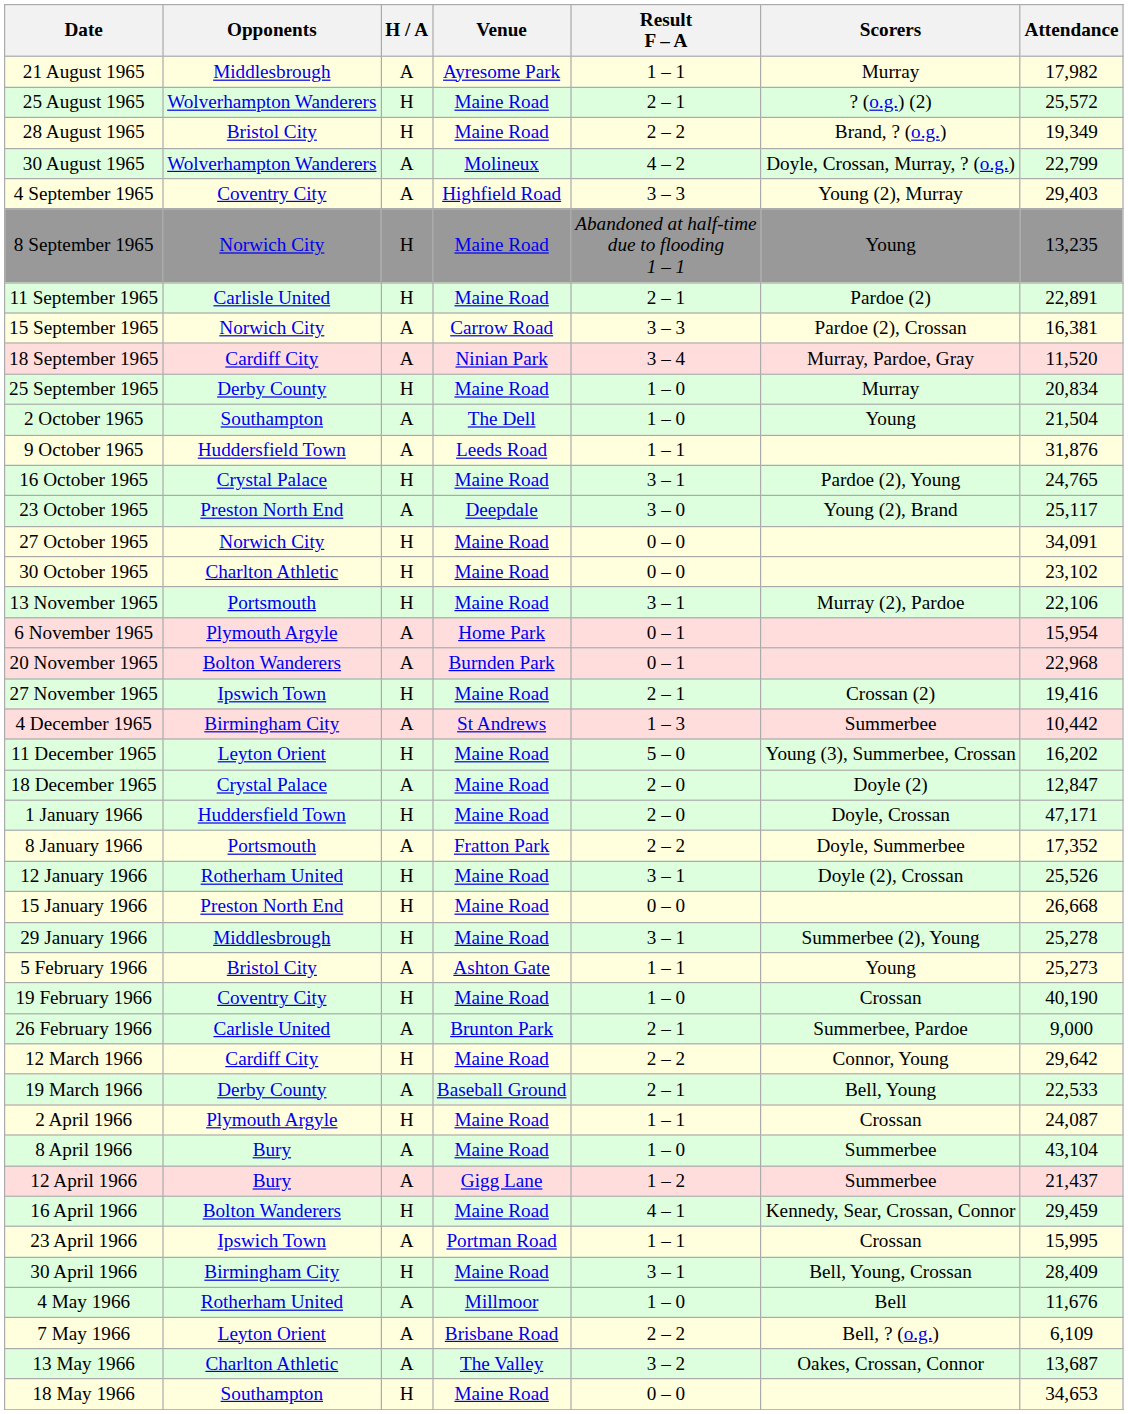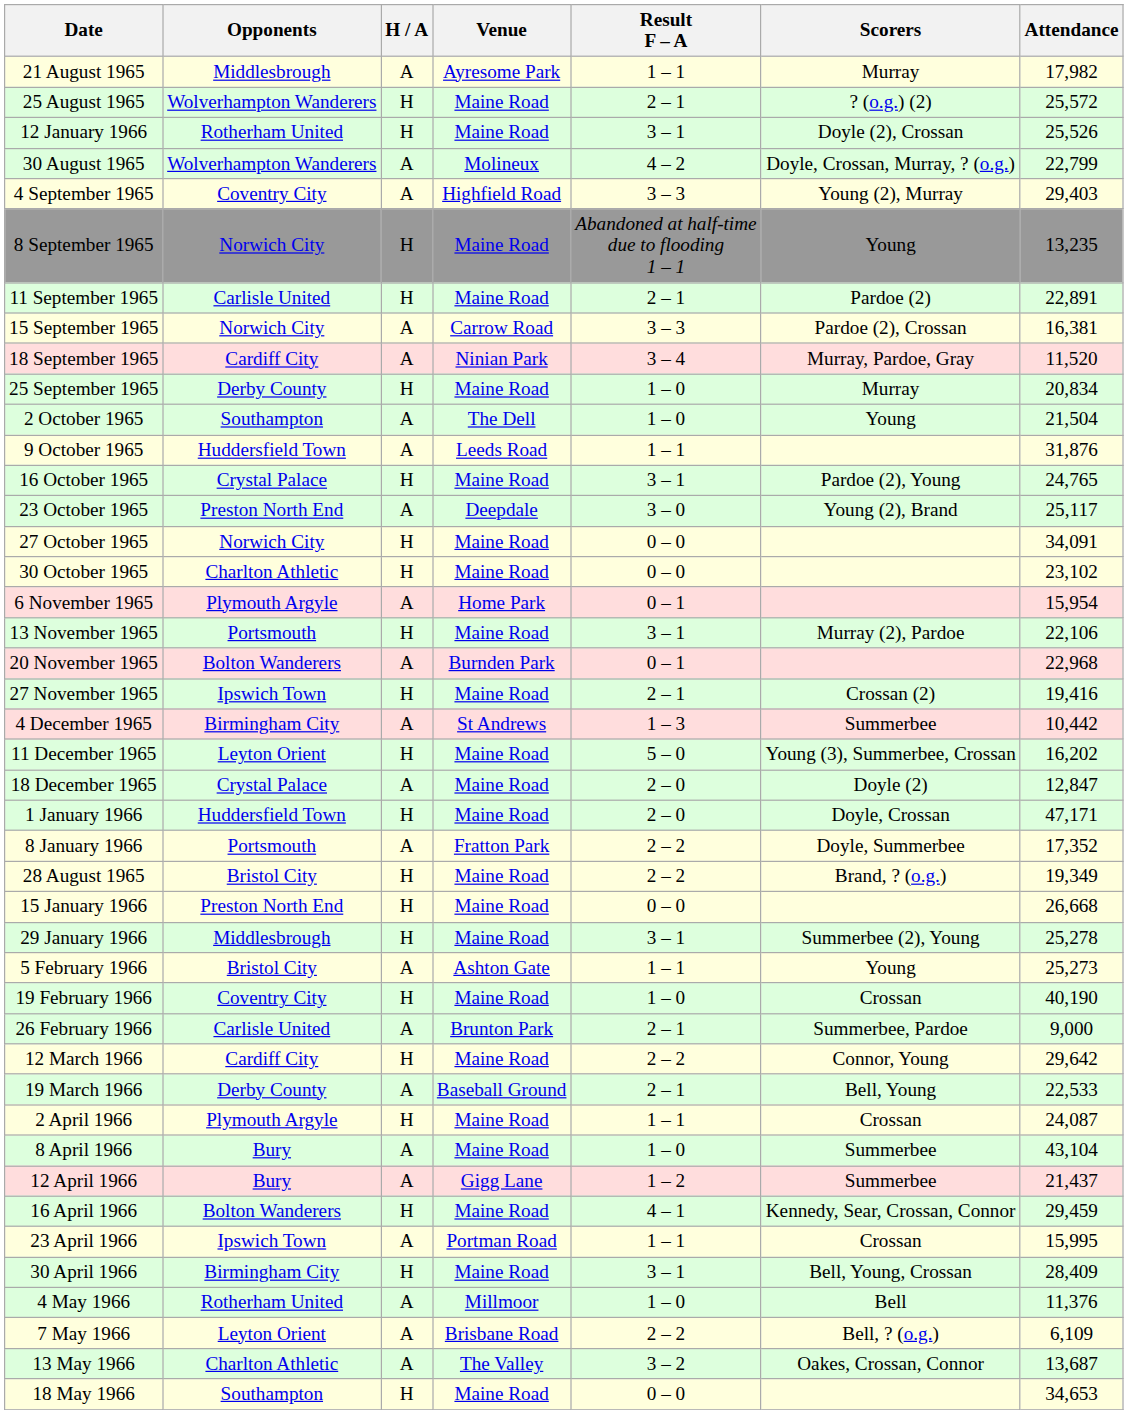rows swapped: (84, 132) <-> (84, 876)
rows swapped: (84, 632) <-> (84, 602)
(1072, 1302) 11,676 -> (1072, 1302) 11,376
